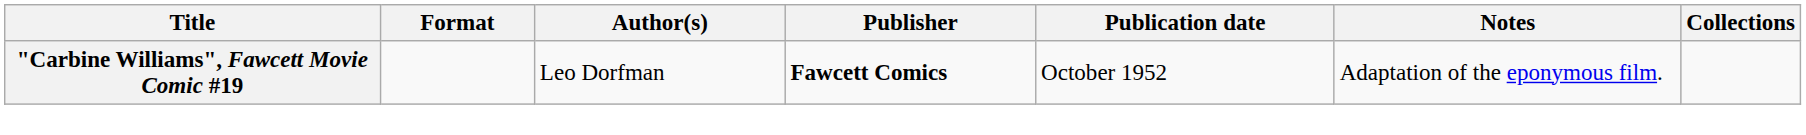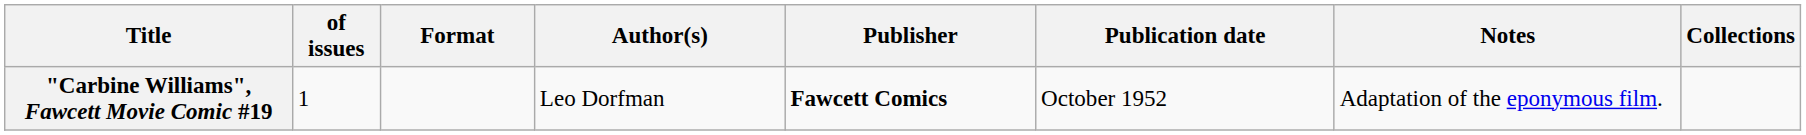+ column: (336, 35)
